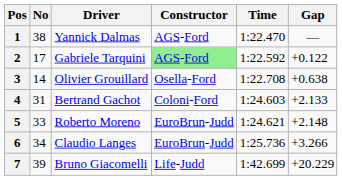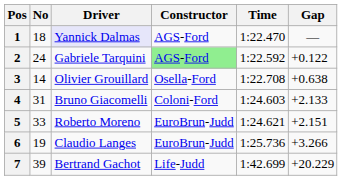(39, 36) 38 -> (39, 36) 18
(97, 36) no background -> (97, 36) lavender background
(39, 57) 17 -> (39, 57) 24
(97, 100) Bertrand Gachot -> (101, 100) Bruno Giacomelli
(310, 121) +2.148 -> (310, 121) +2.151
(39, 143) 34 -> (39, 143) 19
(101, 164) Bruno Giacomelli -> (97, 164) Bertrand Gachot
